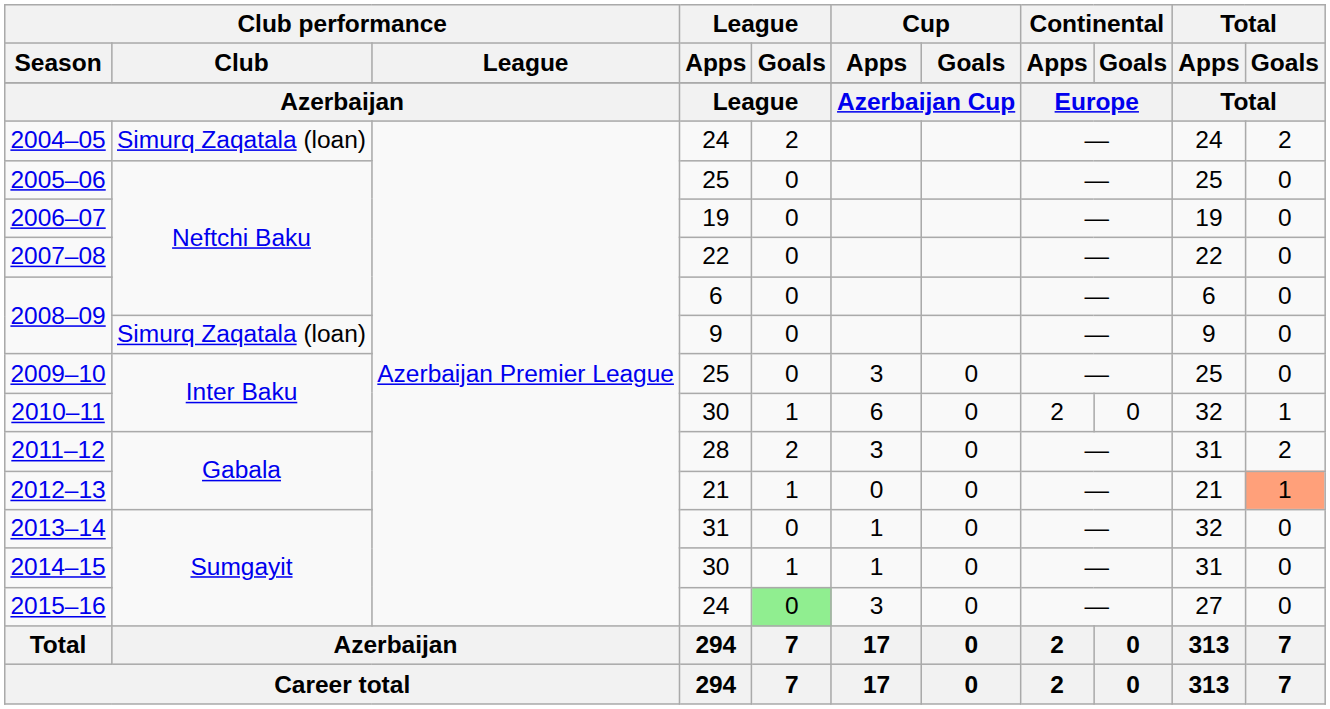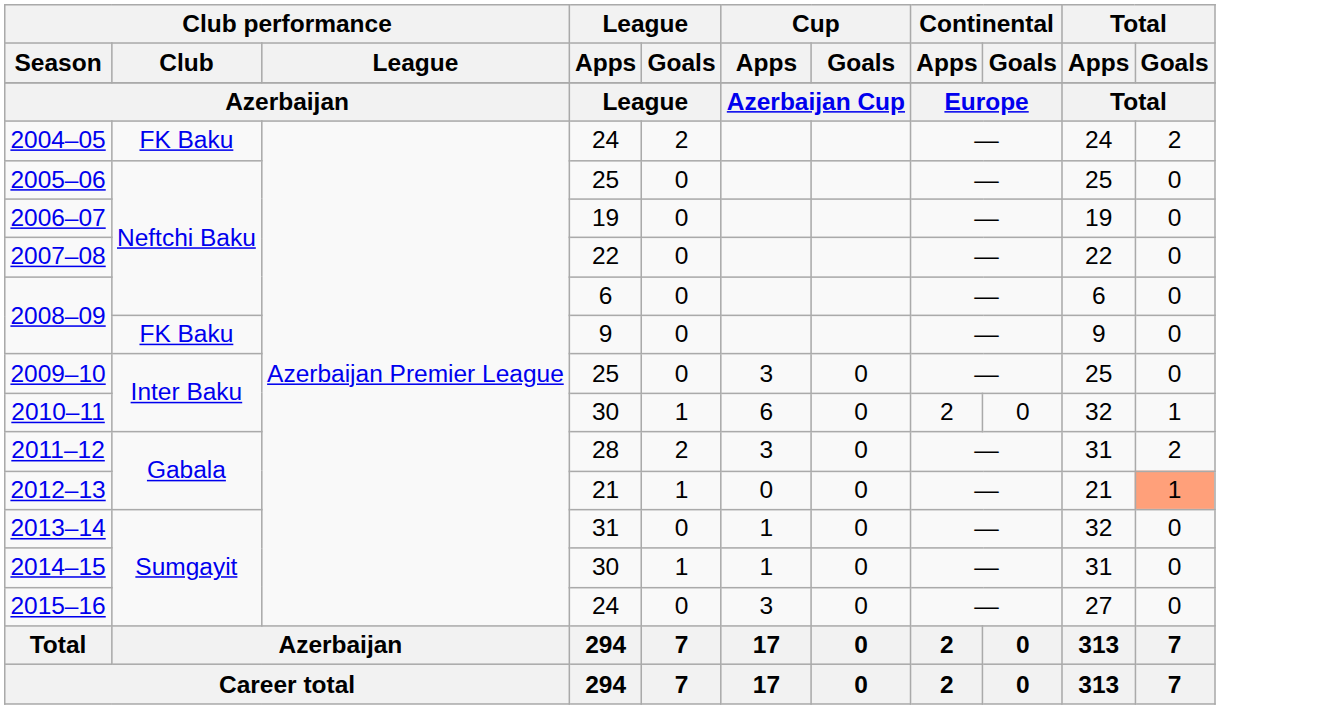(242, 140) Simurq Zaqatala (loan) -> (186, 140) FK Baku
(242, 334) Simurq Zaqatala (loan) -> (186, 334) FK Baku
(792, 606) lightgreen background -> (682, 606) no background
